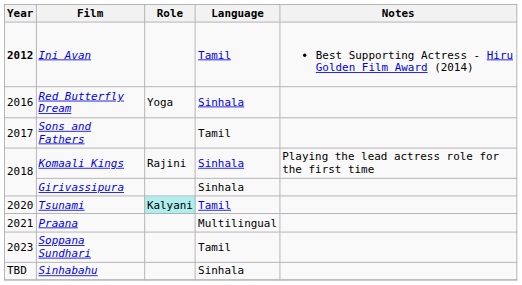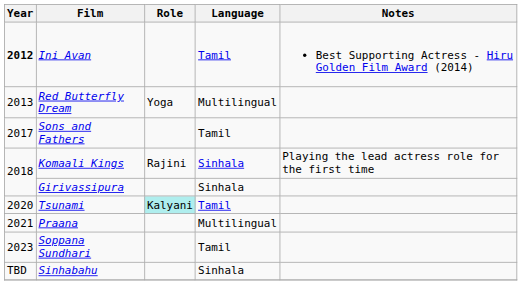(20, 102) 2016 -> (20, 102) 2013
(221, 102) Sinhala -> (238, 102) Multilingual
